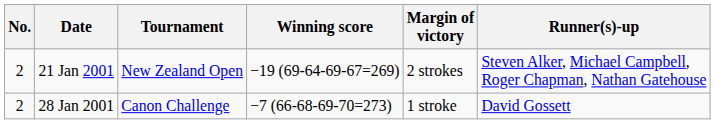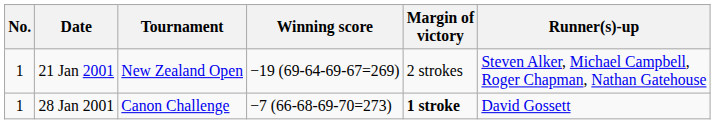(20, 71) 2 -> (20, 71) 1
(20, 106) 2 -> (20, 106) 1
(432, 106) normal -> (433, 106) bold
